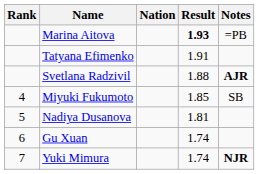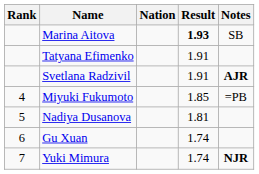(236, 35) =PB -> (236, 35) SB
(198, 76) 1.88 -> (198, 76) 1.91
(236, 97) SB -> (236, 97) =PB
